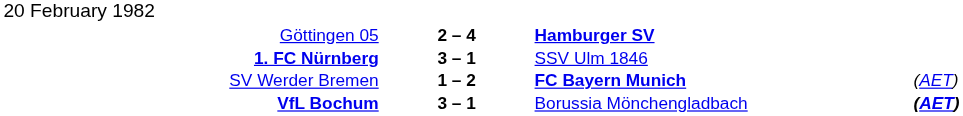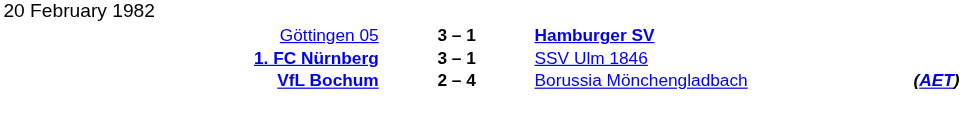(457, 35) 2 – 4 -> (457, 35) 3 – 1
- row: (304, 80)
(457, 103) 3 – 1 -> (457, 80) 2 – 4
